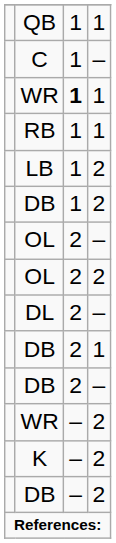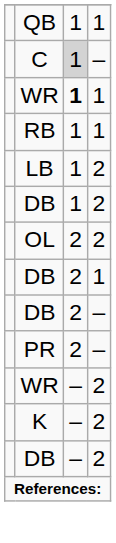(76, 58) no background -> (76, 58) lightgrey background
- row: (40, 240)
- row: (40, 312)
+ row: (40, 349)
